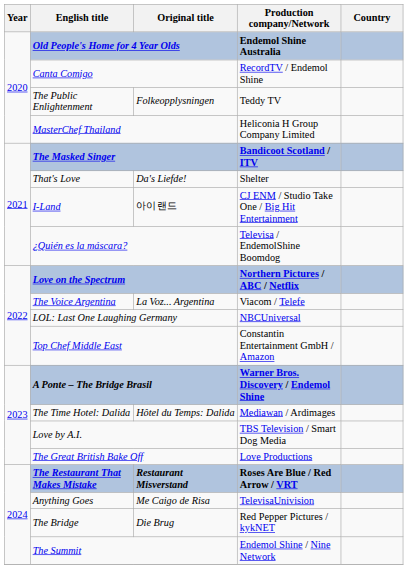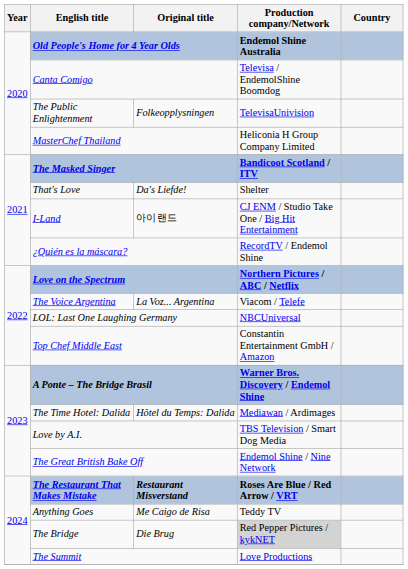(284, 73) RecordTV / Endemol Shine -> (270, 79) Televisa / EndemolShine Boomdog
(260, 101) Teddy TV -> (277, 113) TelevisaUnivision
(270, 246) Televisa / EndemolShine Boomdog -> (284, 251) RecordTV / Endemol Shine
(276, 456) Love Productions -> (285, 462) Endemol Shine / Nine Network
(277, 500) TelevisaUnivision -> (260, 512) Teddy TV
(284, 522) no background -> (284, 534) lightgrey background
(285, 550) Endemol Shine / Nine Network -> (276, 556) Love Productions
